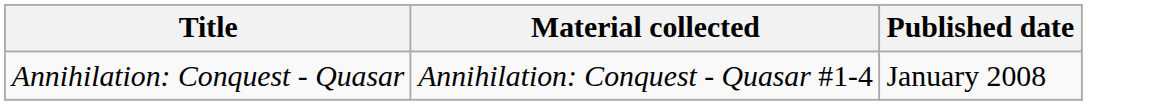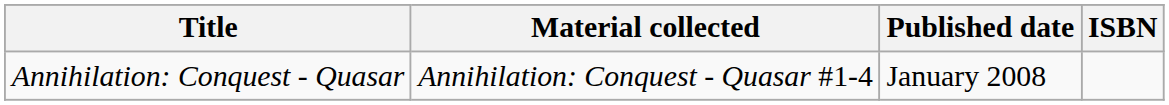+ column: (1123, 28)
